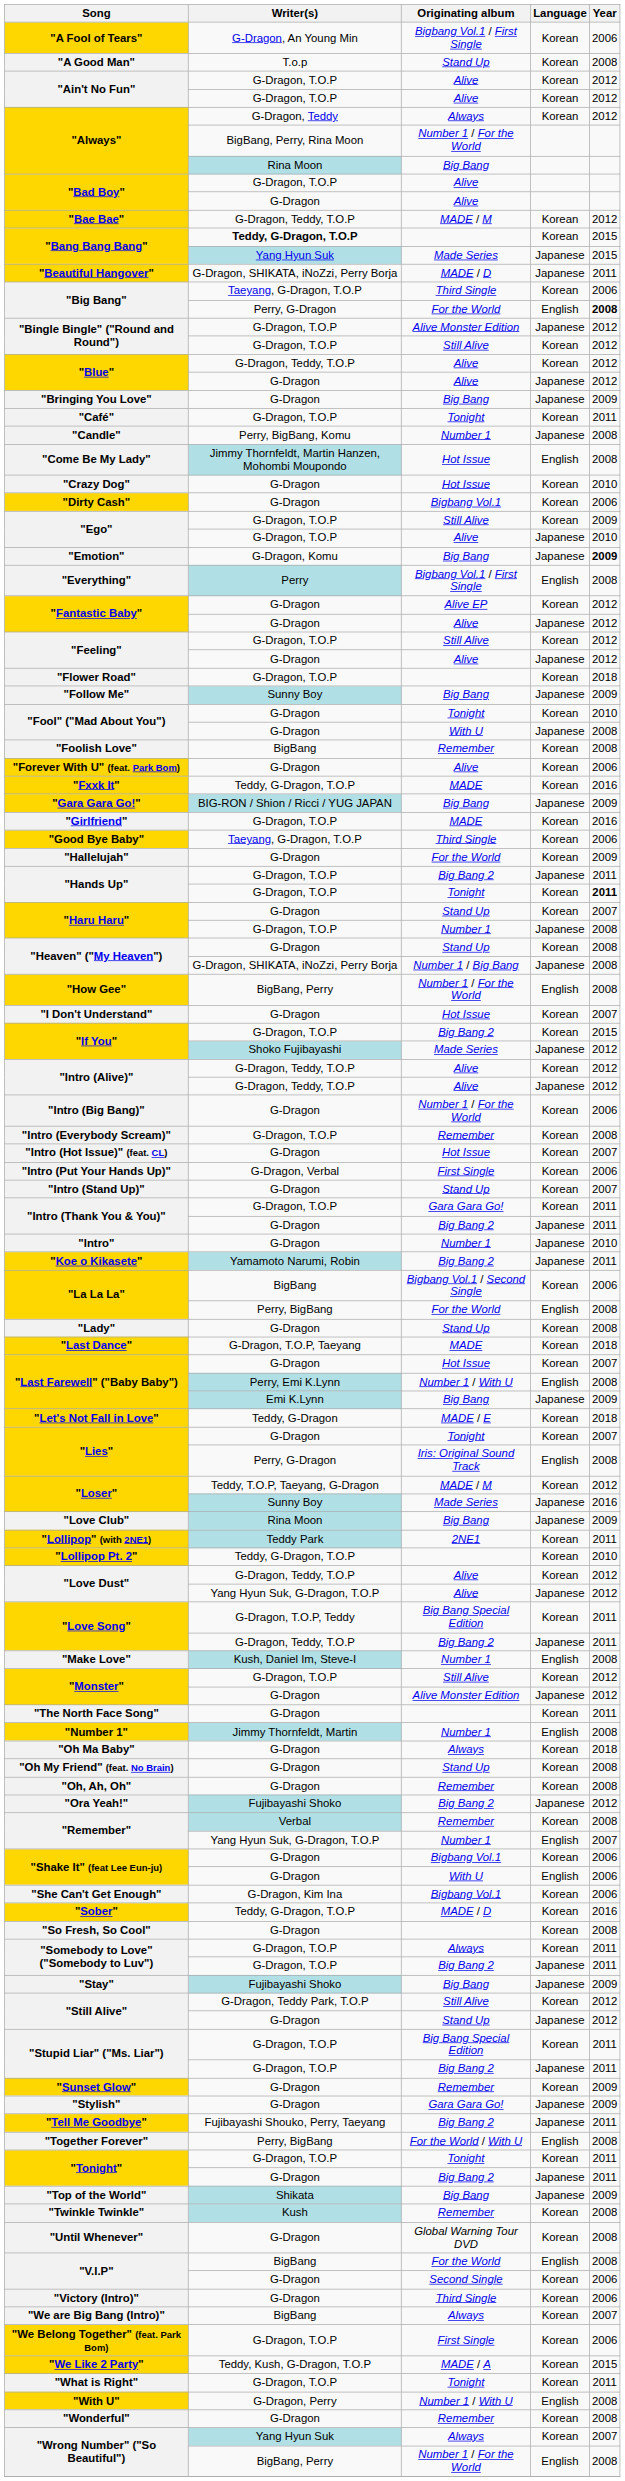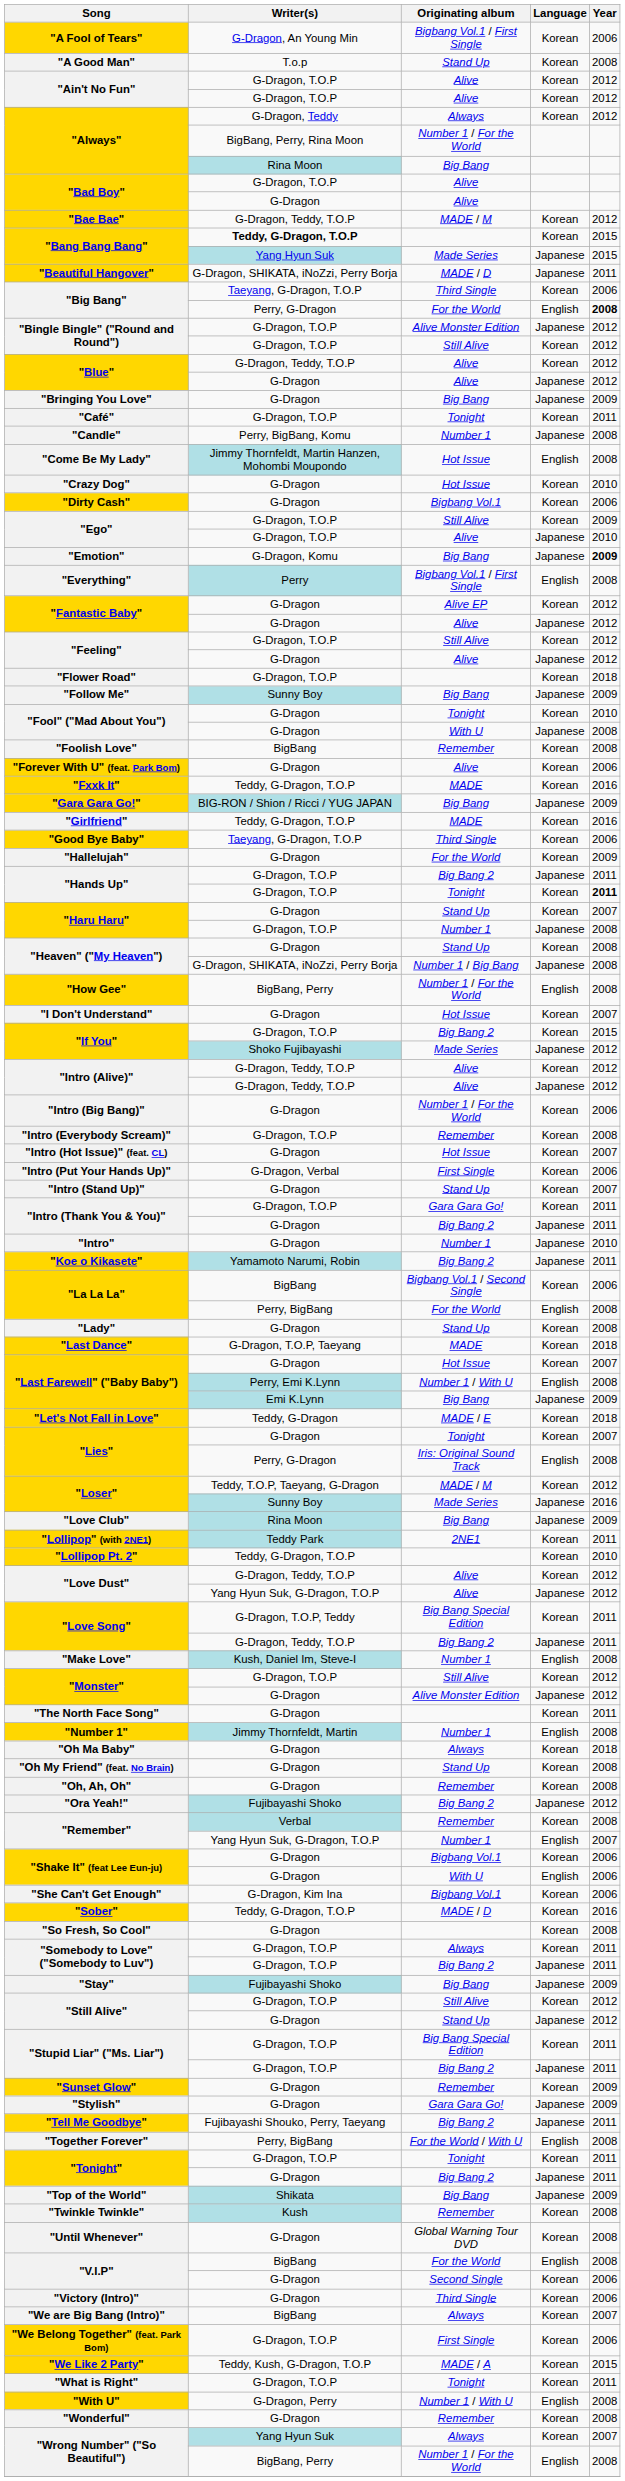(295, 821) G-Dragon, T.O.P -> (295, 821) Teddy, G-Dragon, T.O.P
(295, 2002) G-Dragon, Teddy Park, T.O.P -> (295, 2002) G-Dragon, T.O.P
